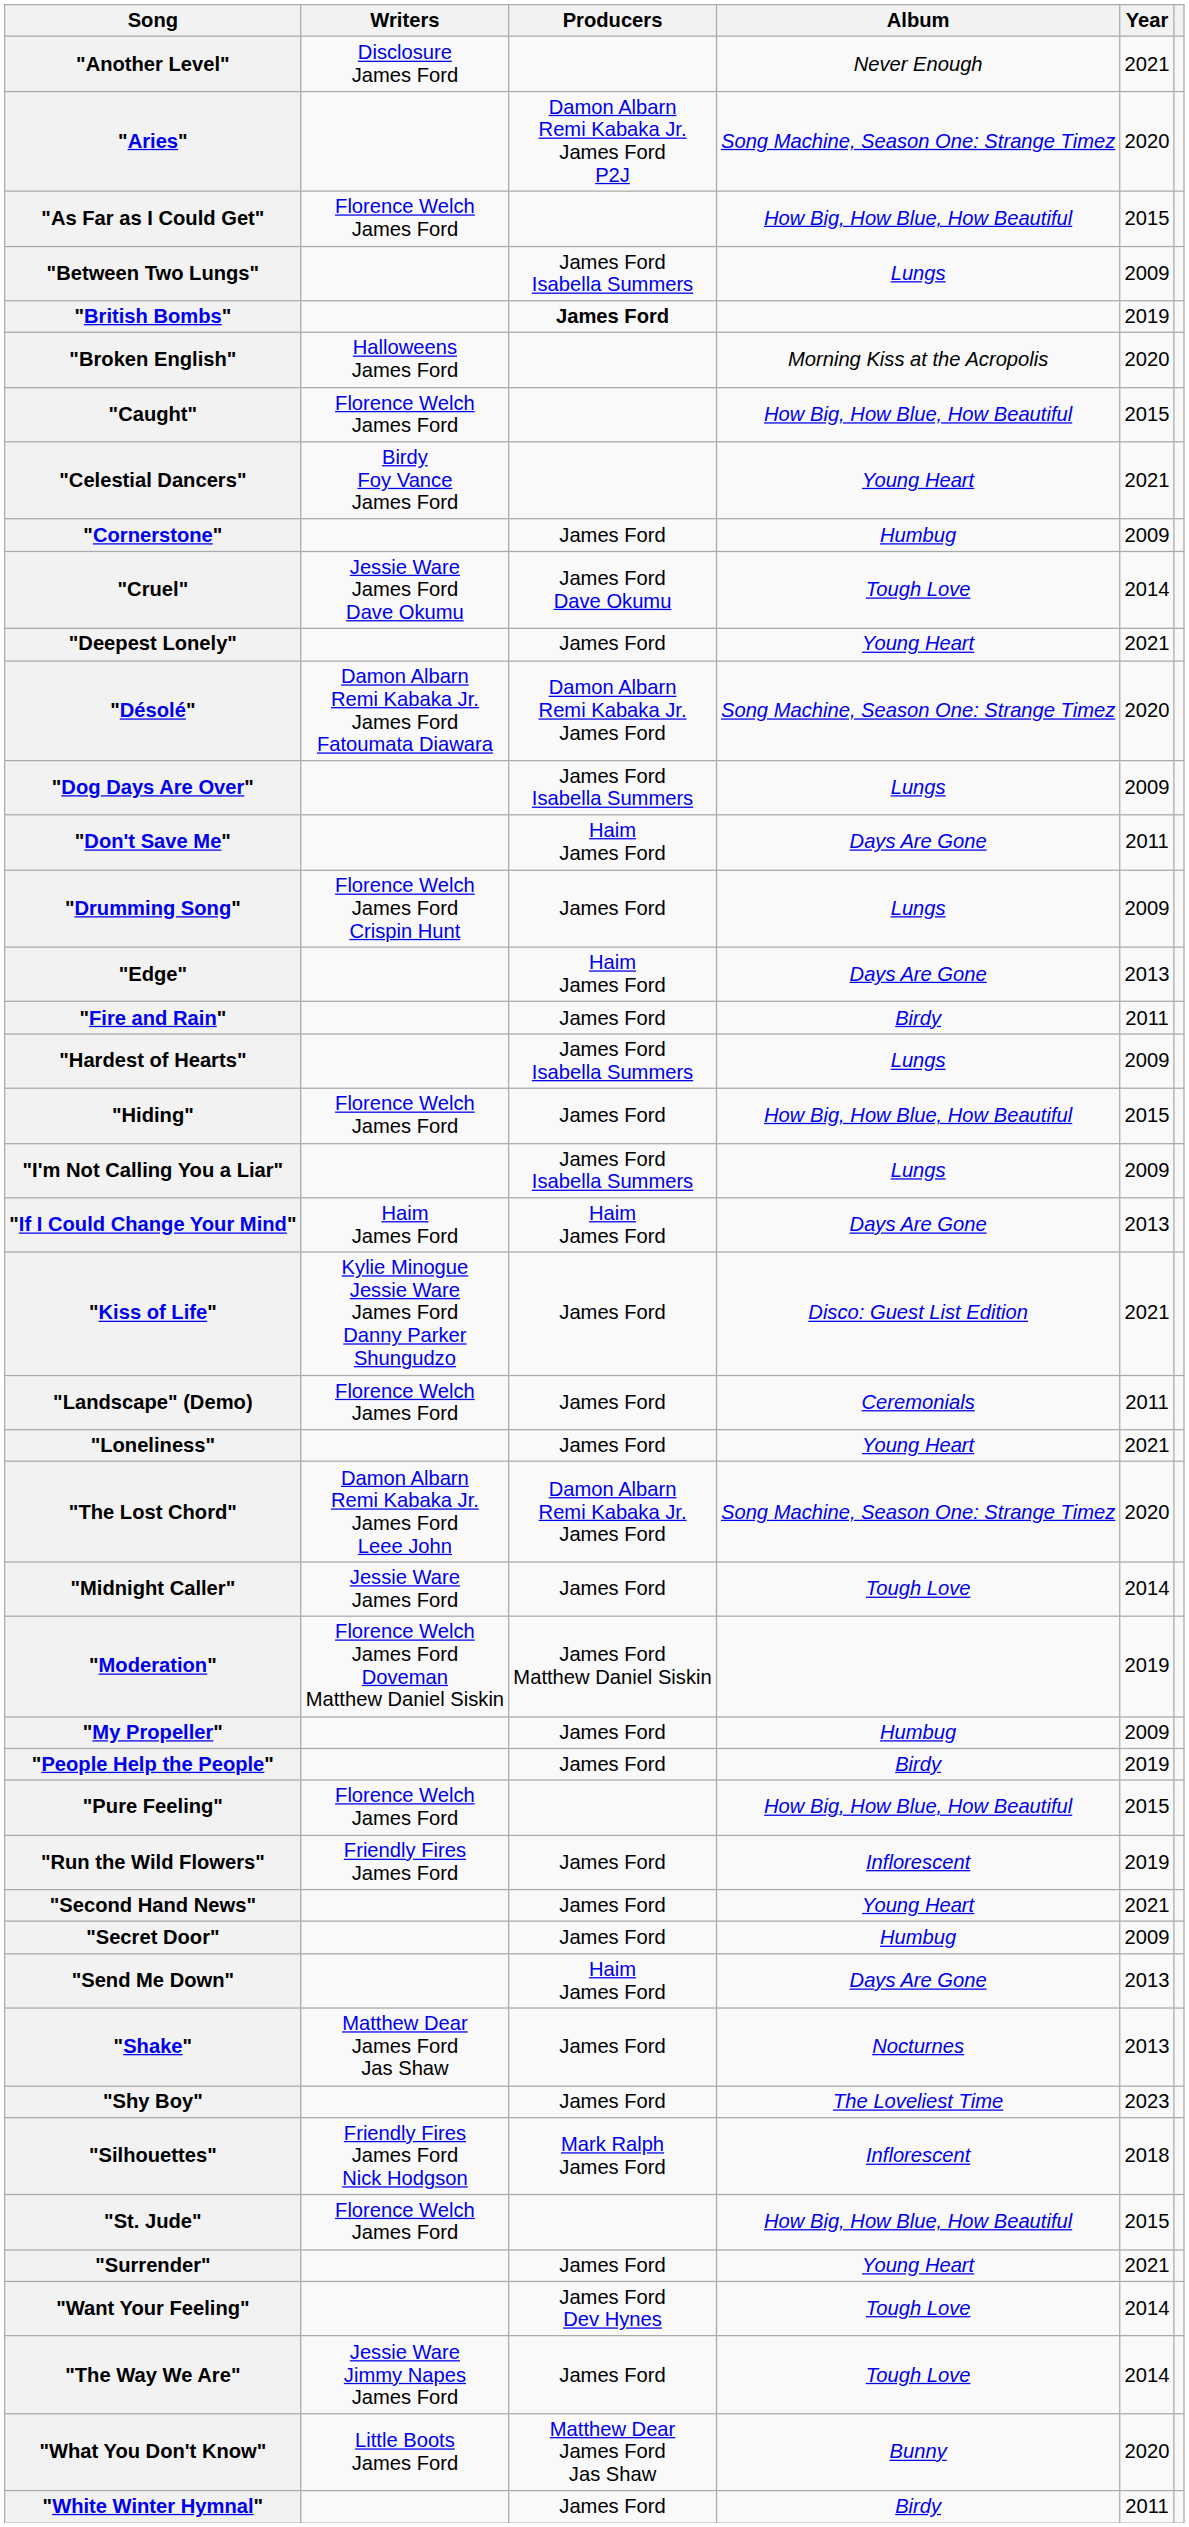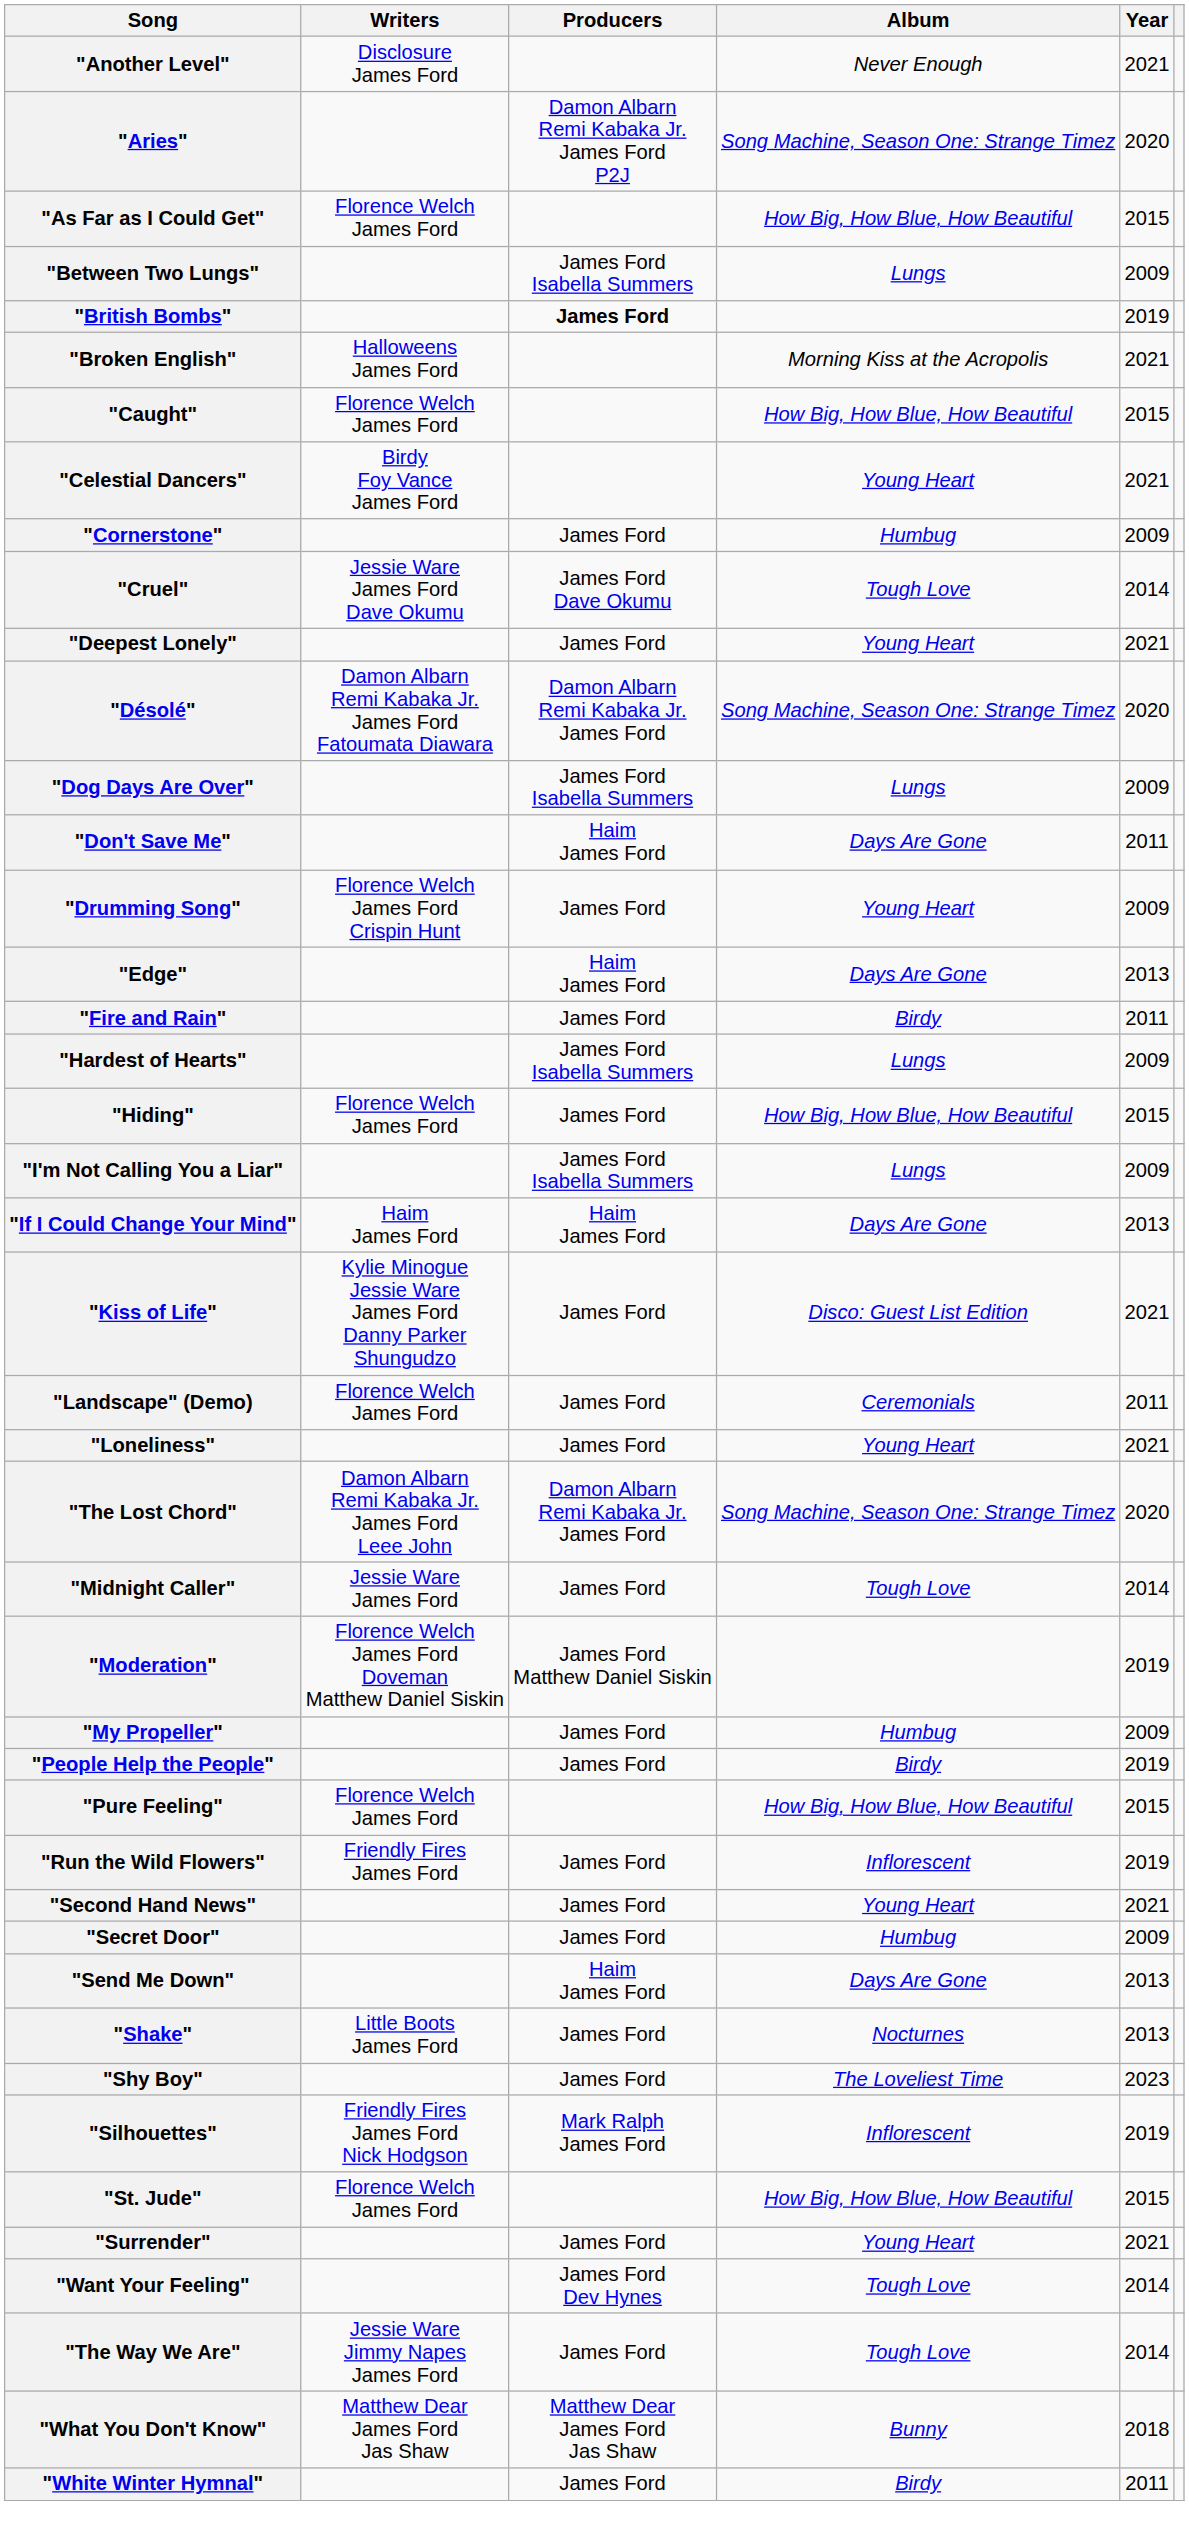(1147, 359) 2020 -> (1147, 359) 2021
(918, 908) Lungs -> (918, 908) Young Heart
(405, 2046) Matthew Dear James Ford Jas Shaw -> (405, 2035) Little Boots James Ford
(1147, 2156) 2018 -> (1147, 2133) 2019
(405, 2451) Little Boots James Ford -> (405, 2429) Matthew Dear James Ford Jas Shaw
(1147, 2451) 2020 -> (1147, 2429) 2018
